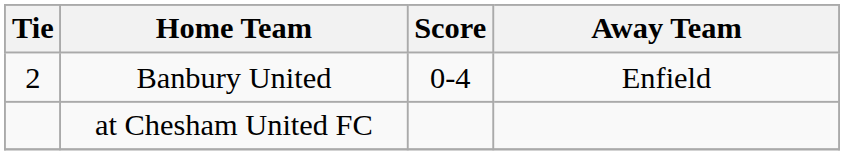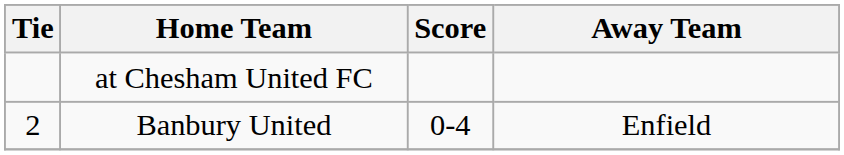rows swapped: (234, 76) <-> (234, 125)
